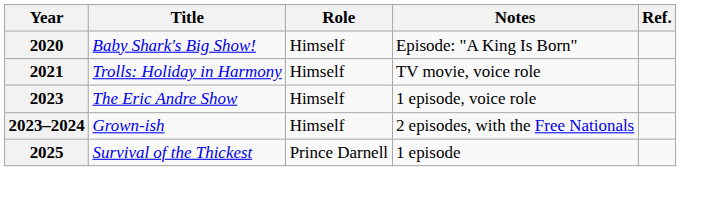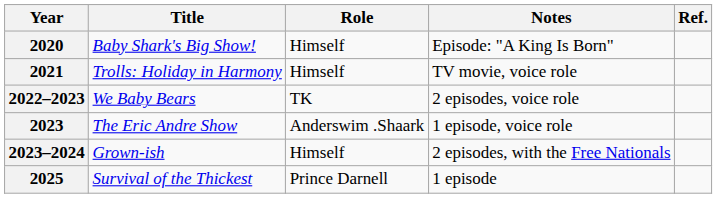+ row: (47, 98)
(317, 98) Himself -> (357, 125) Anderswim .Shaark
